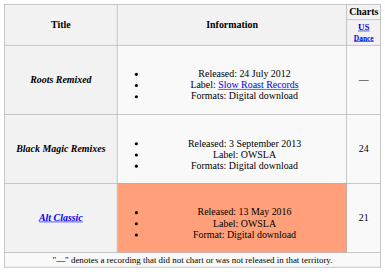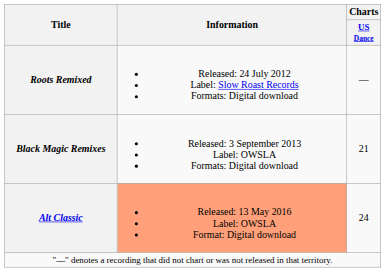(364, 149) 24 -> (364, 149) 21
(364, 218) 21 -> (364, 218) 24
